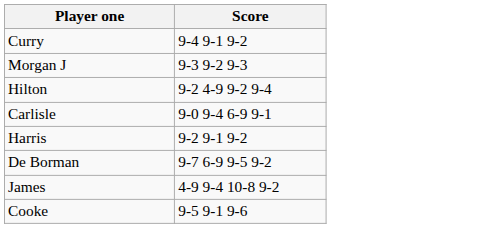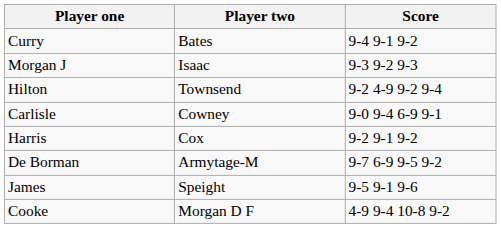+ column: (260, 16)
(229, 187) 4-9 9-4 10-8 9-2 -> (383, 187) 9-5 9-1 9-6
(213, 211) 9-5 9-1 9-6 -> (399, 211) 4-9 9-4 10-8 9-2
